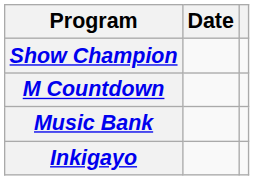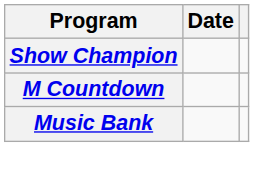- row: (94, 157)
